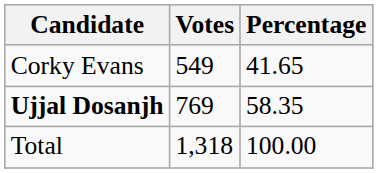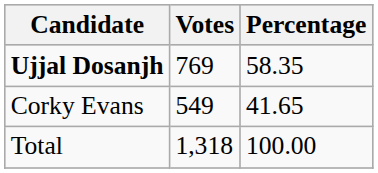rows swapped: (87, 106) <-> (77, 65)
